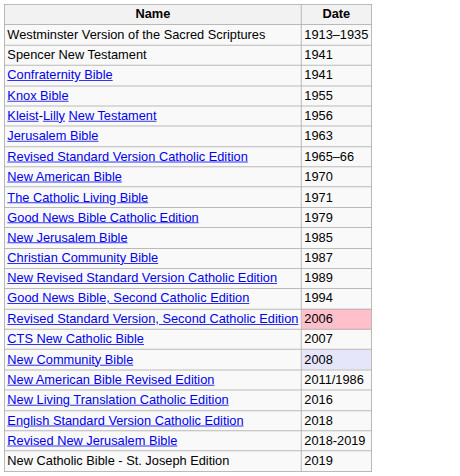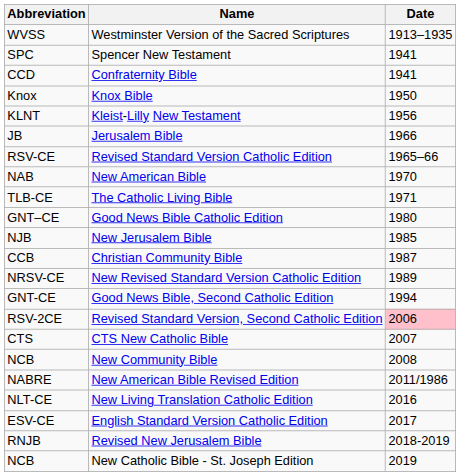+ column: (46, 14)
(319, 95) 1955 -> (403, 95) 1950
(319, 136) 1963 -> (403, 136) 1966
(319, 217) 1979 -> (403, 217) 1980
(319, 359) lavender background -> (403, 359) no background
(319, 420) 2018 -> (403, 420) 2017
